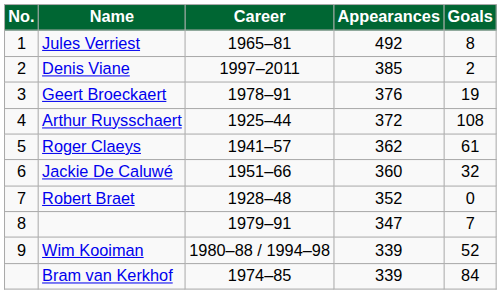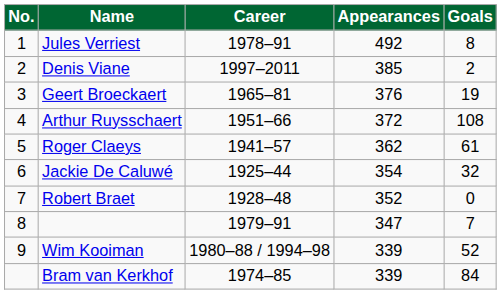(260, 43) 1965–81 -> (260, 43) 1978–91
(260, 95) 1978–91 -> (260, 95) 1965–81
(260, 120) 1925–44 -> (260, 120) 1951–66
(260, 172) 1951–66 -> (260, 172) 1925–44
(389, 172) 360 -> (389, 172) 354
